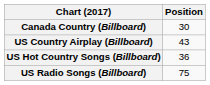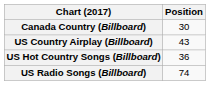(184, 73) 75 -> (184, 73) 74
